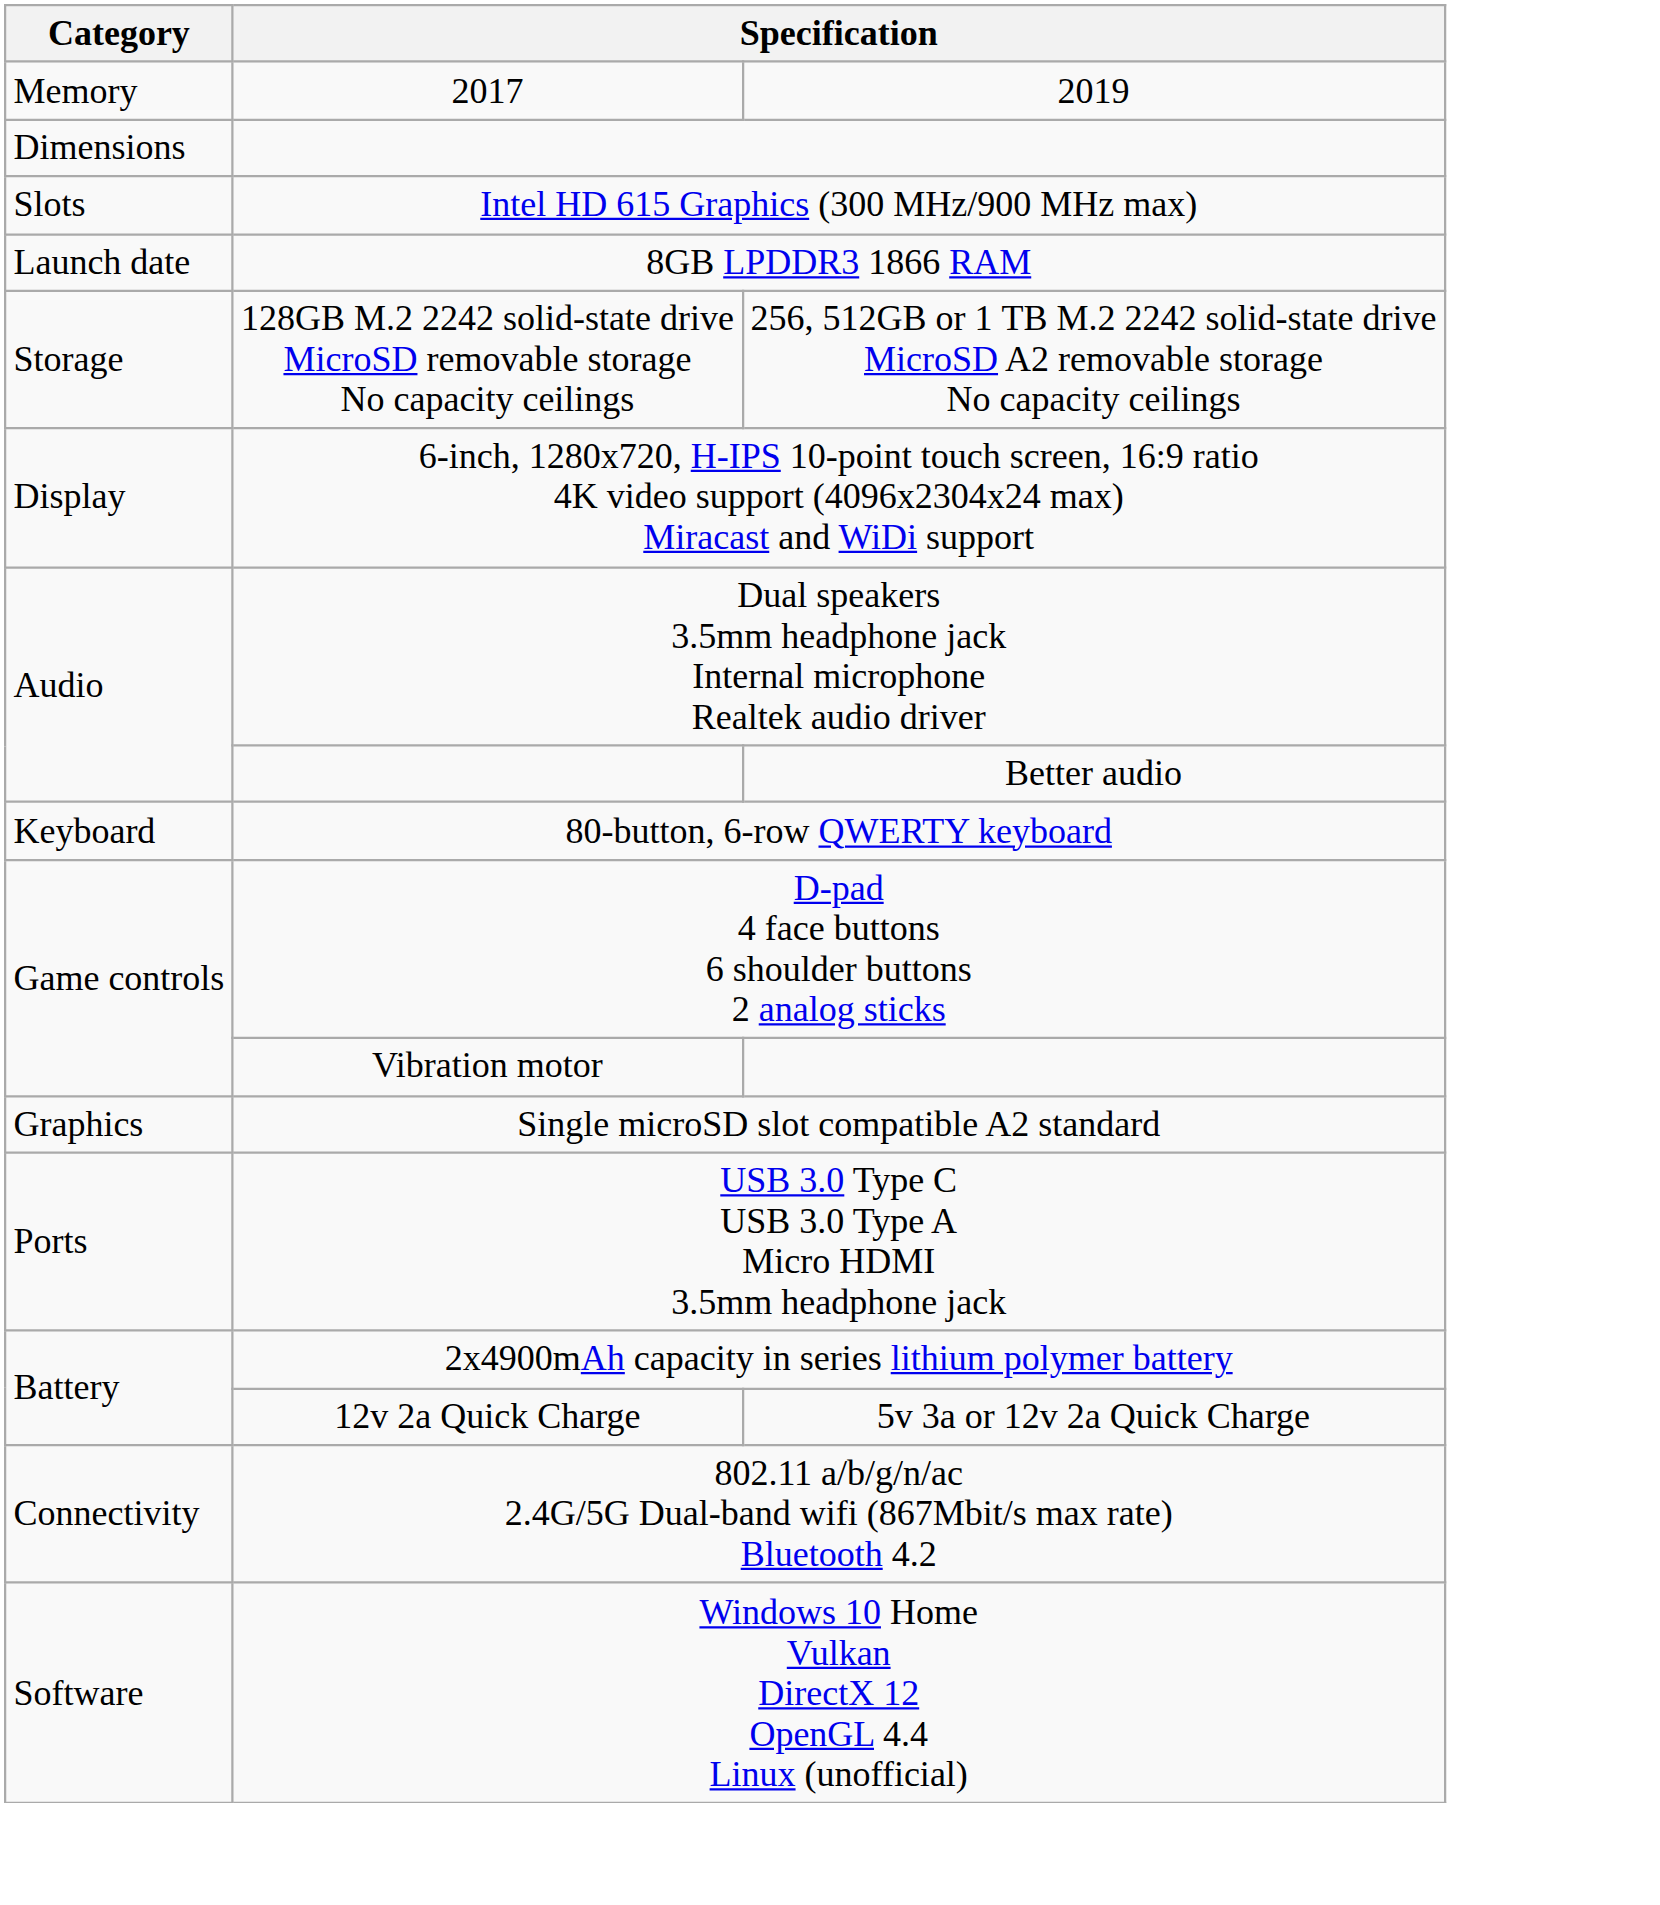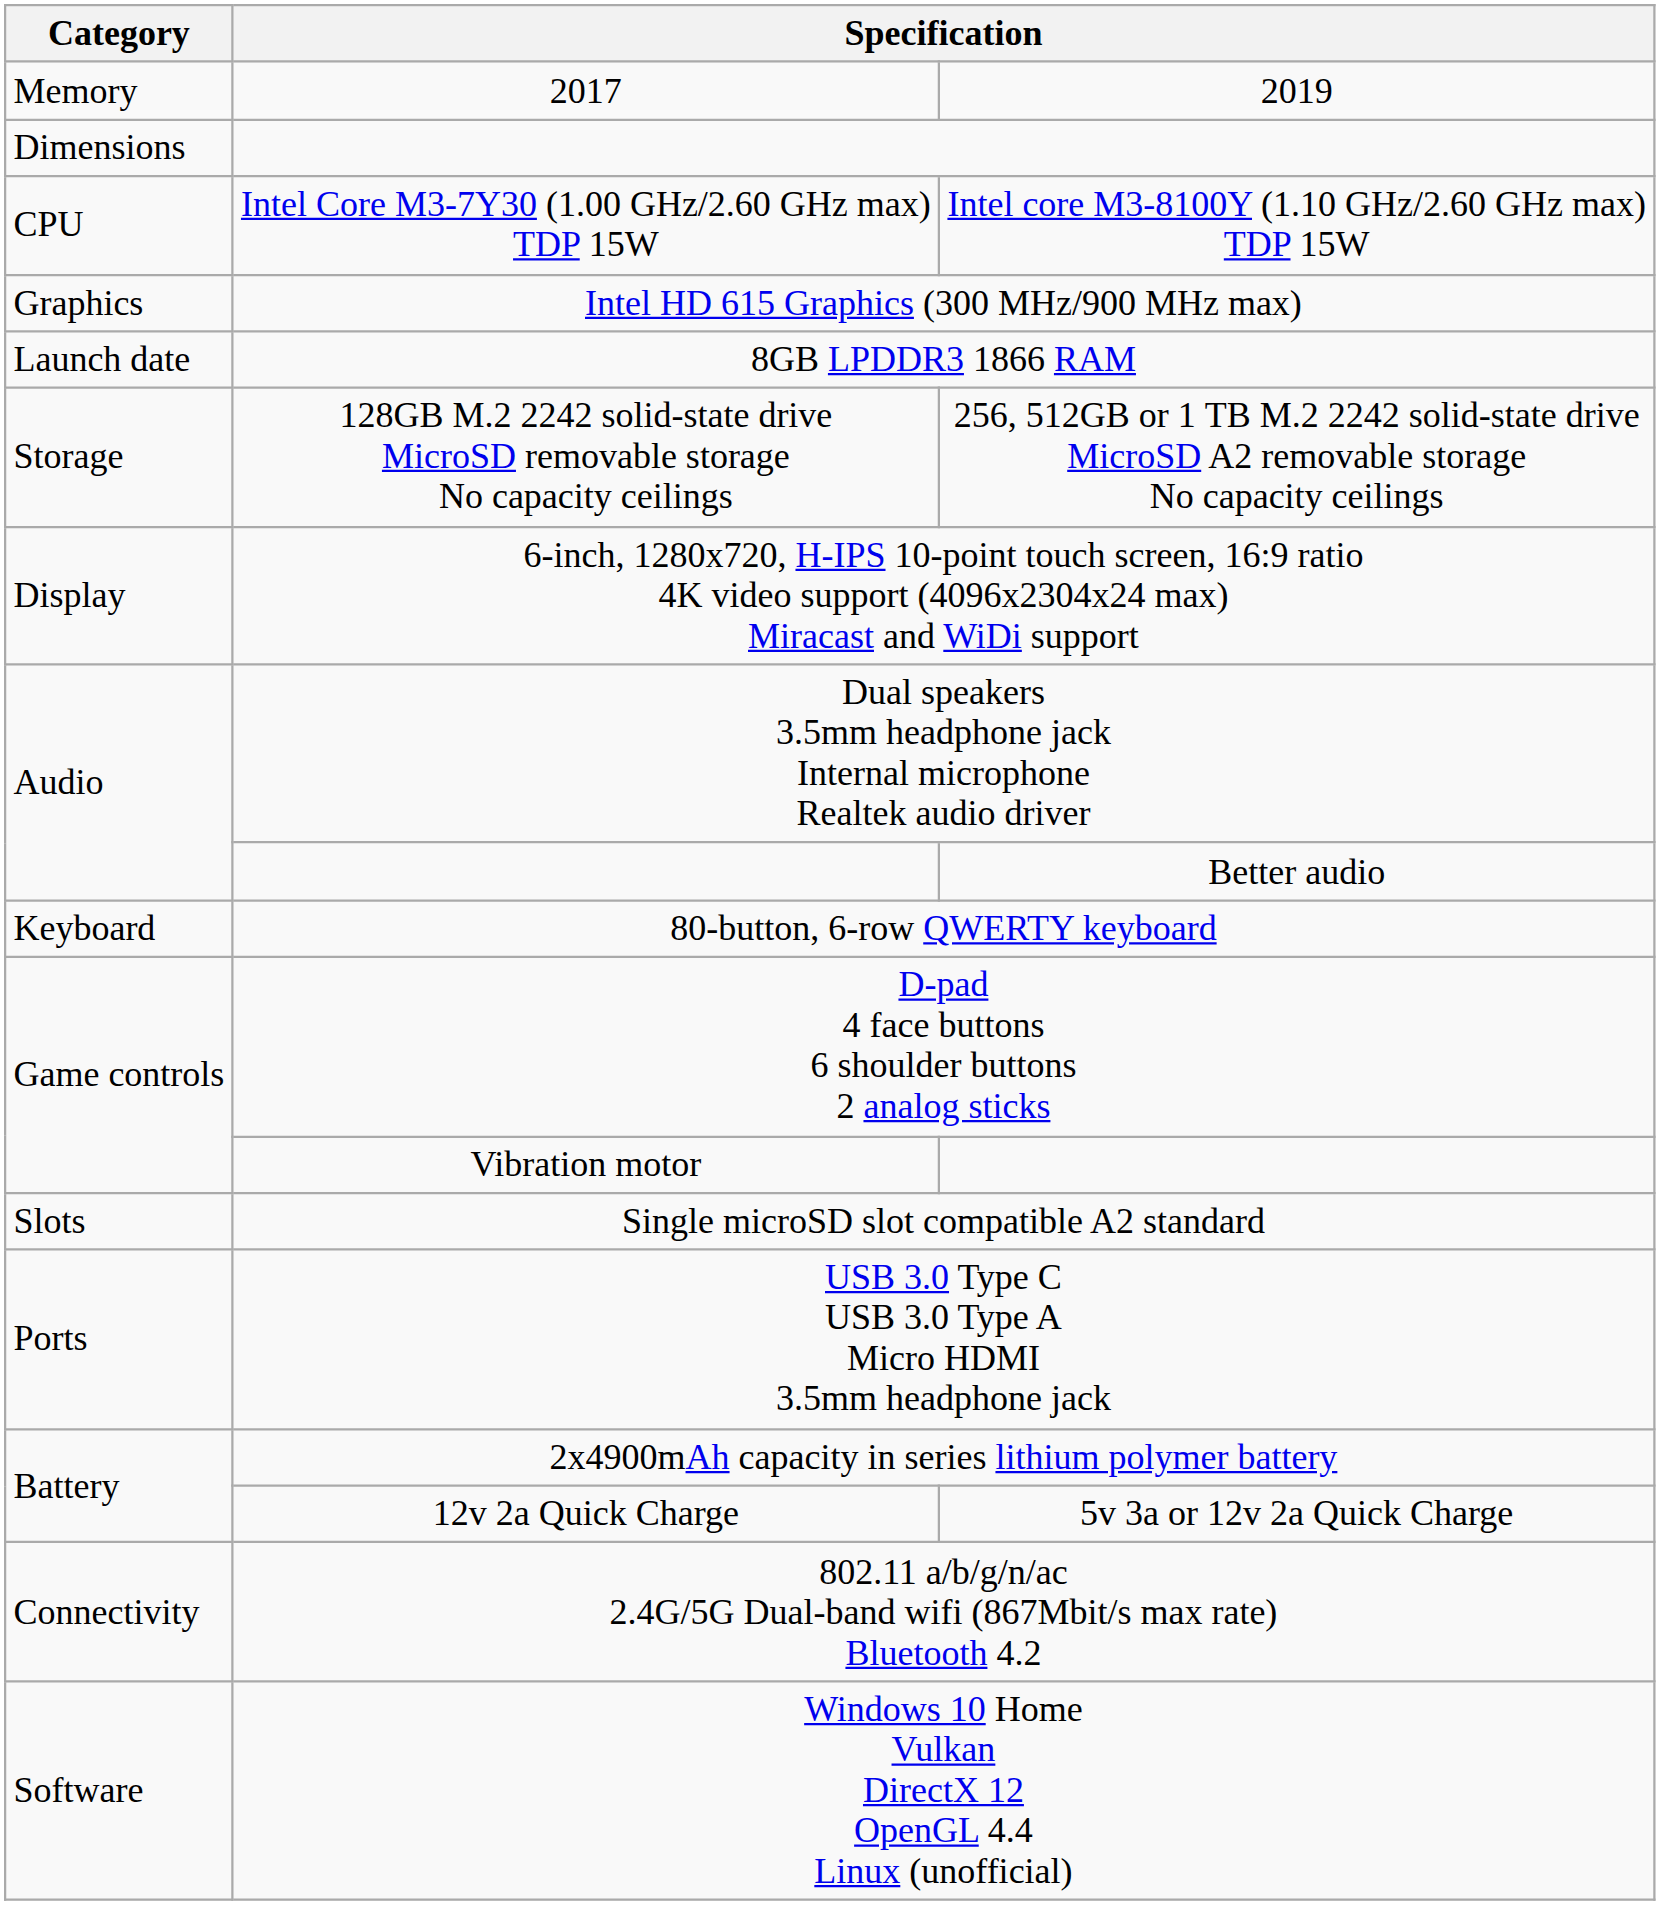+ row: (586, 224)
(49, 204) Slots -> (78, 301) Graphics
(78, 1123) Graphics -> (49, 1220) Slots
